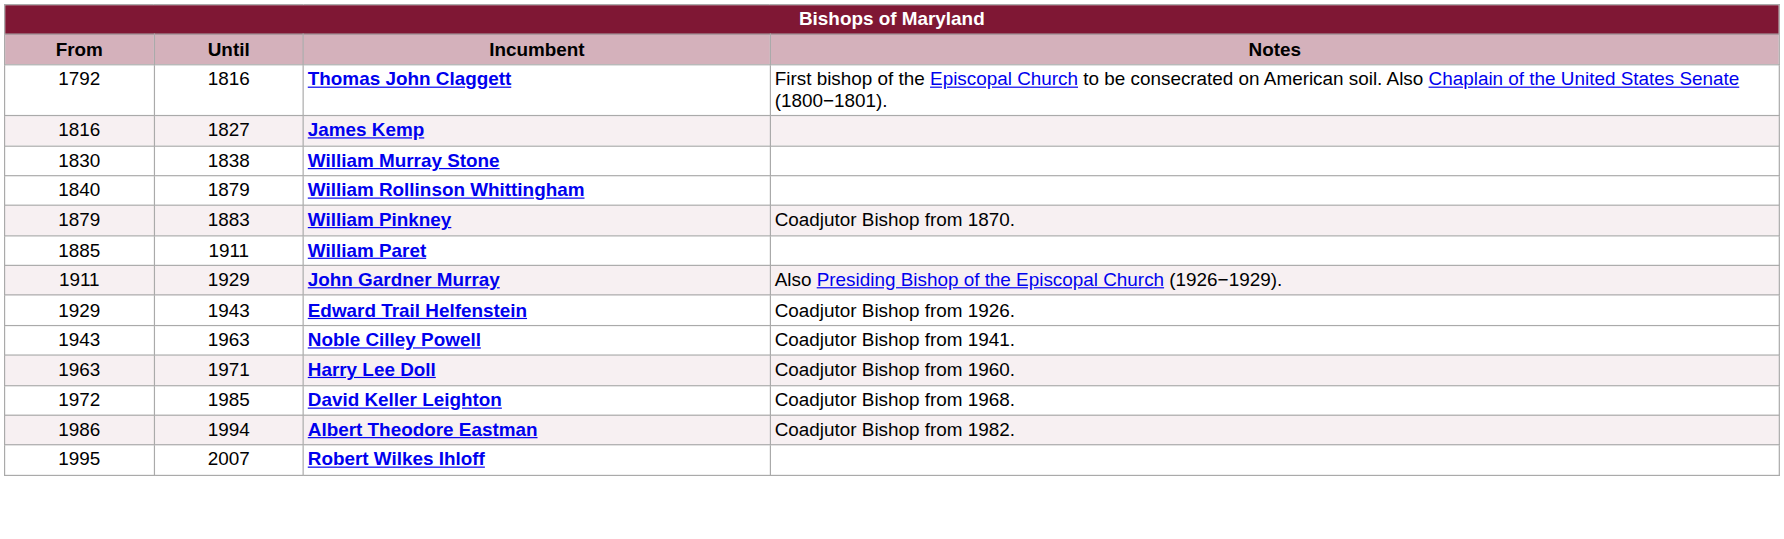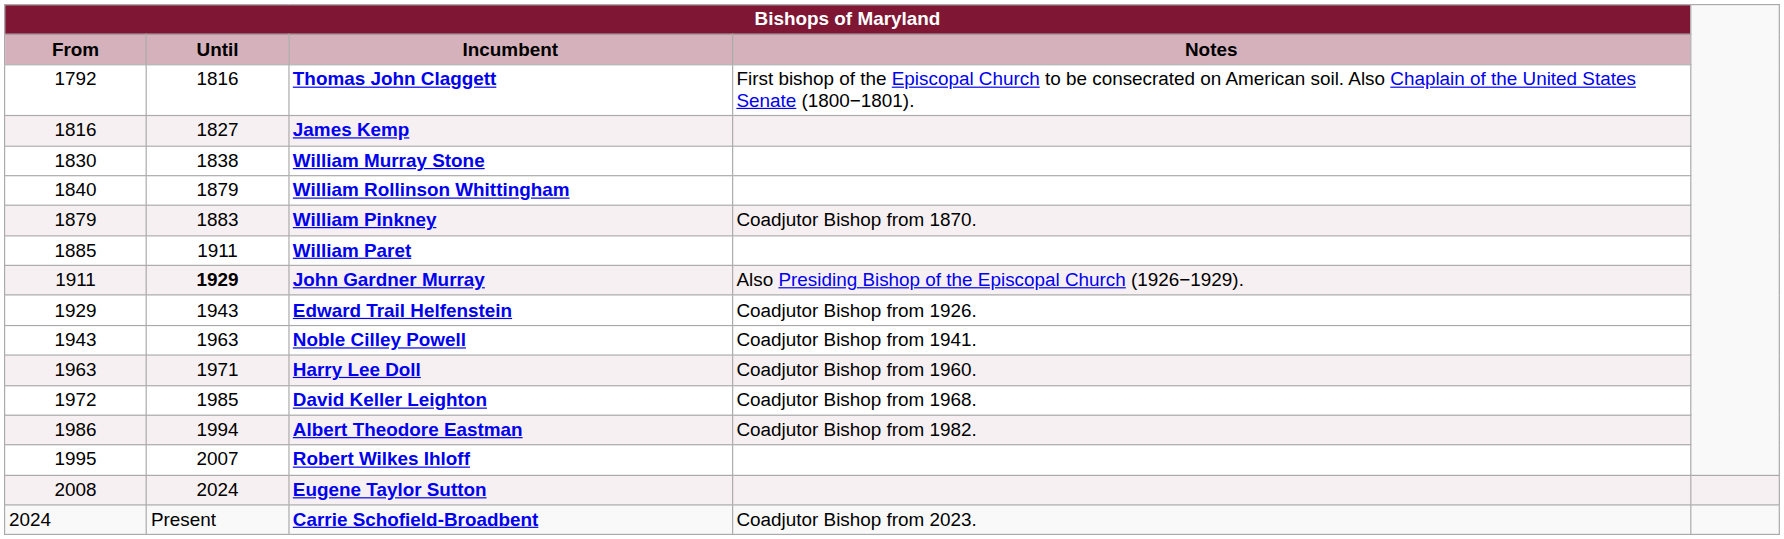(229, 280) normal -> (218, 280) bold
+ row: (390, 489)
+ row: (416, 519)
